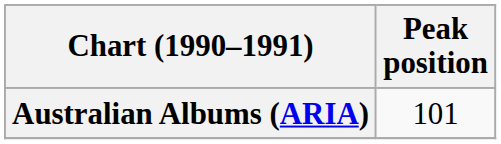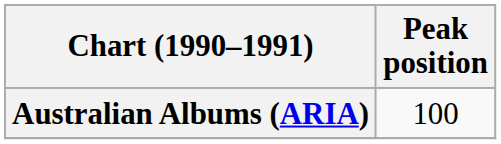(436, 112) 101 -> (436, 112) 100
